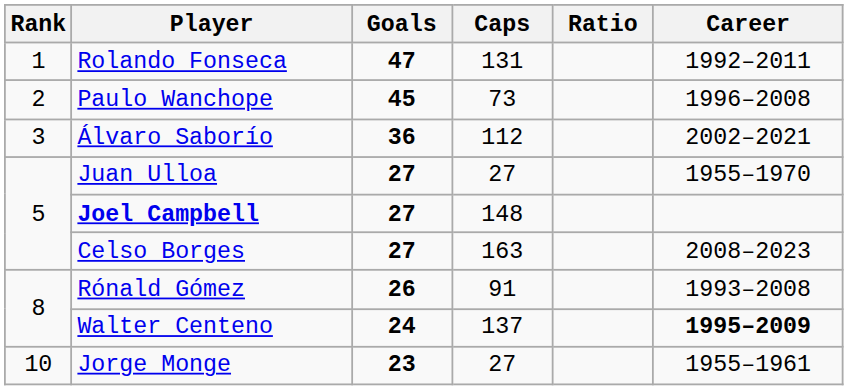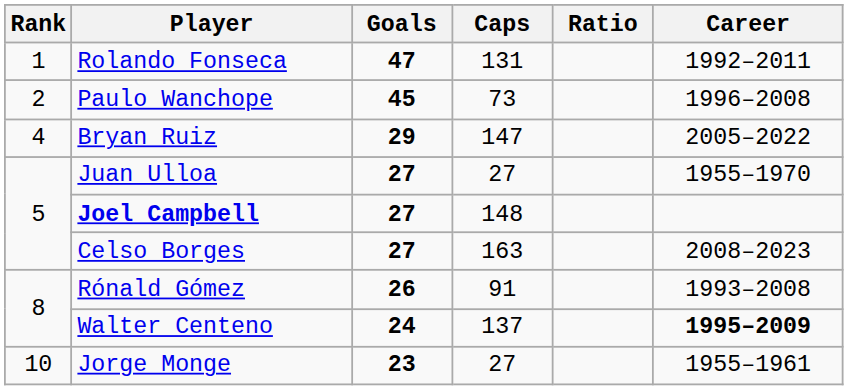- row: (175, 138)
+ row: (147, 138)
